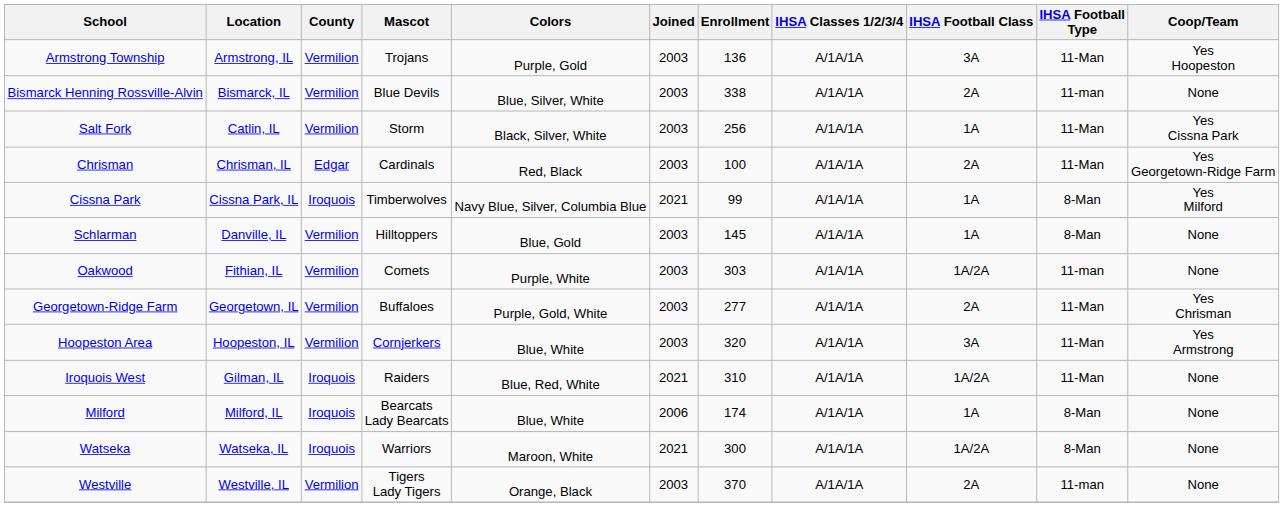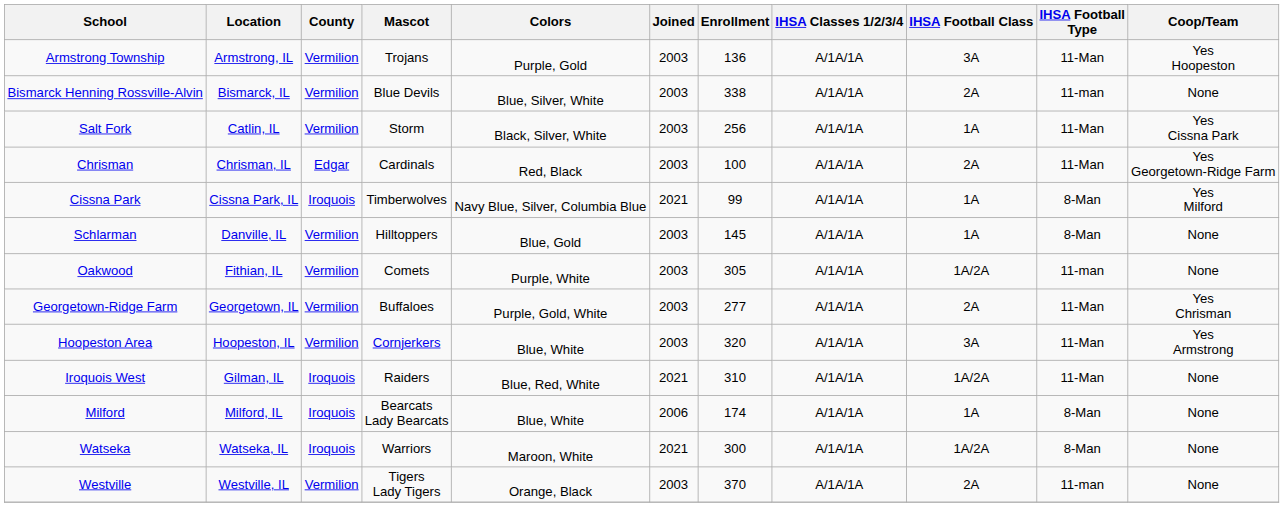(735, 271) 303 -> (735, 271) 305
